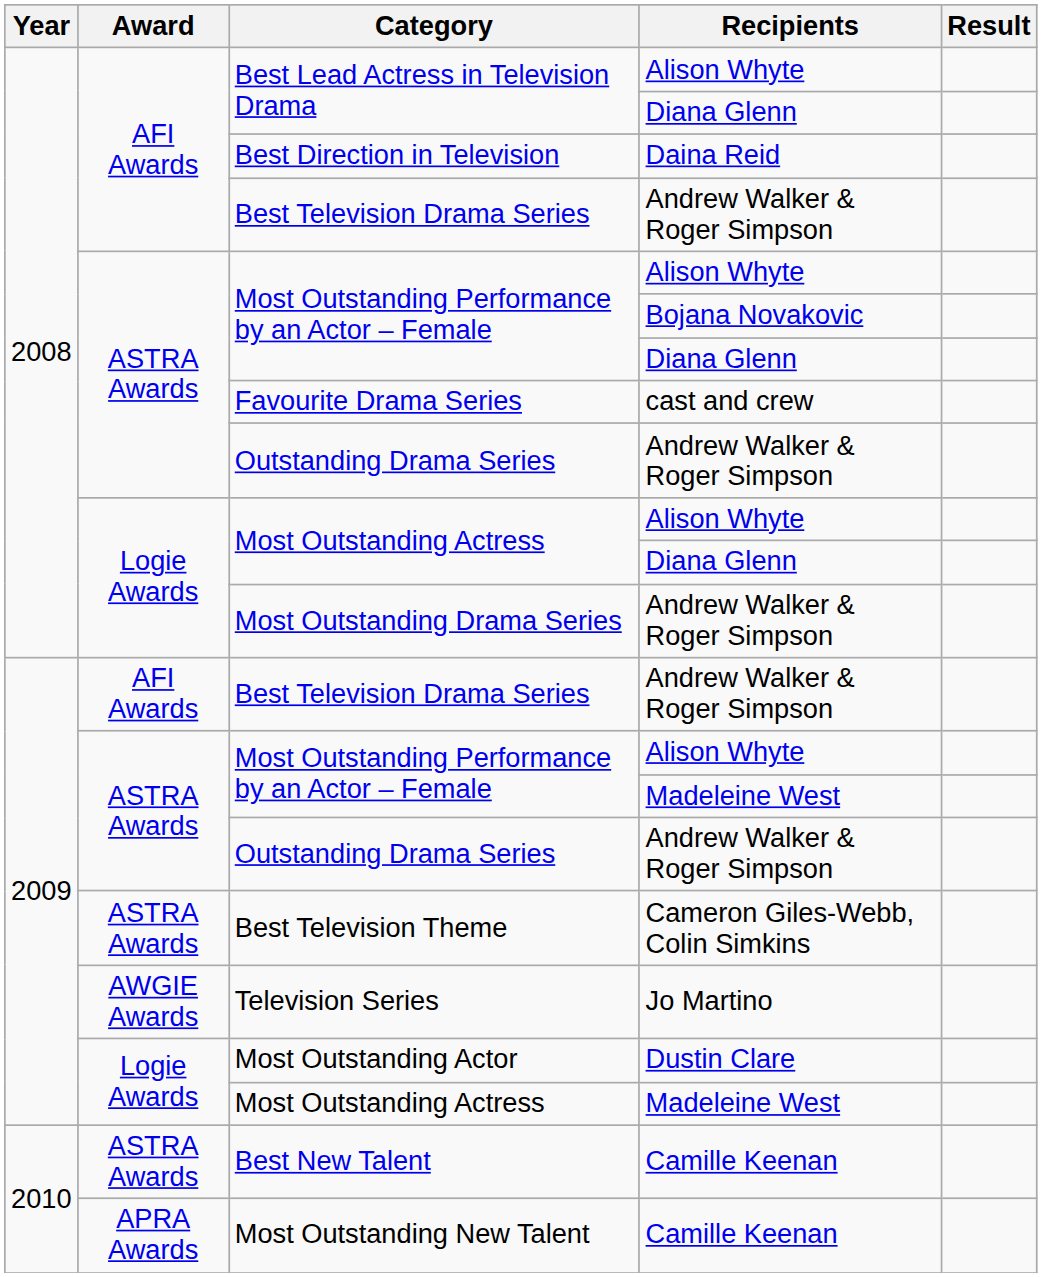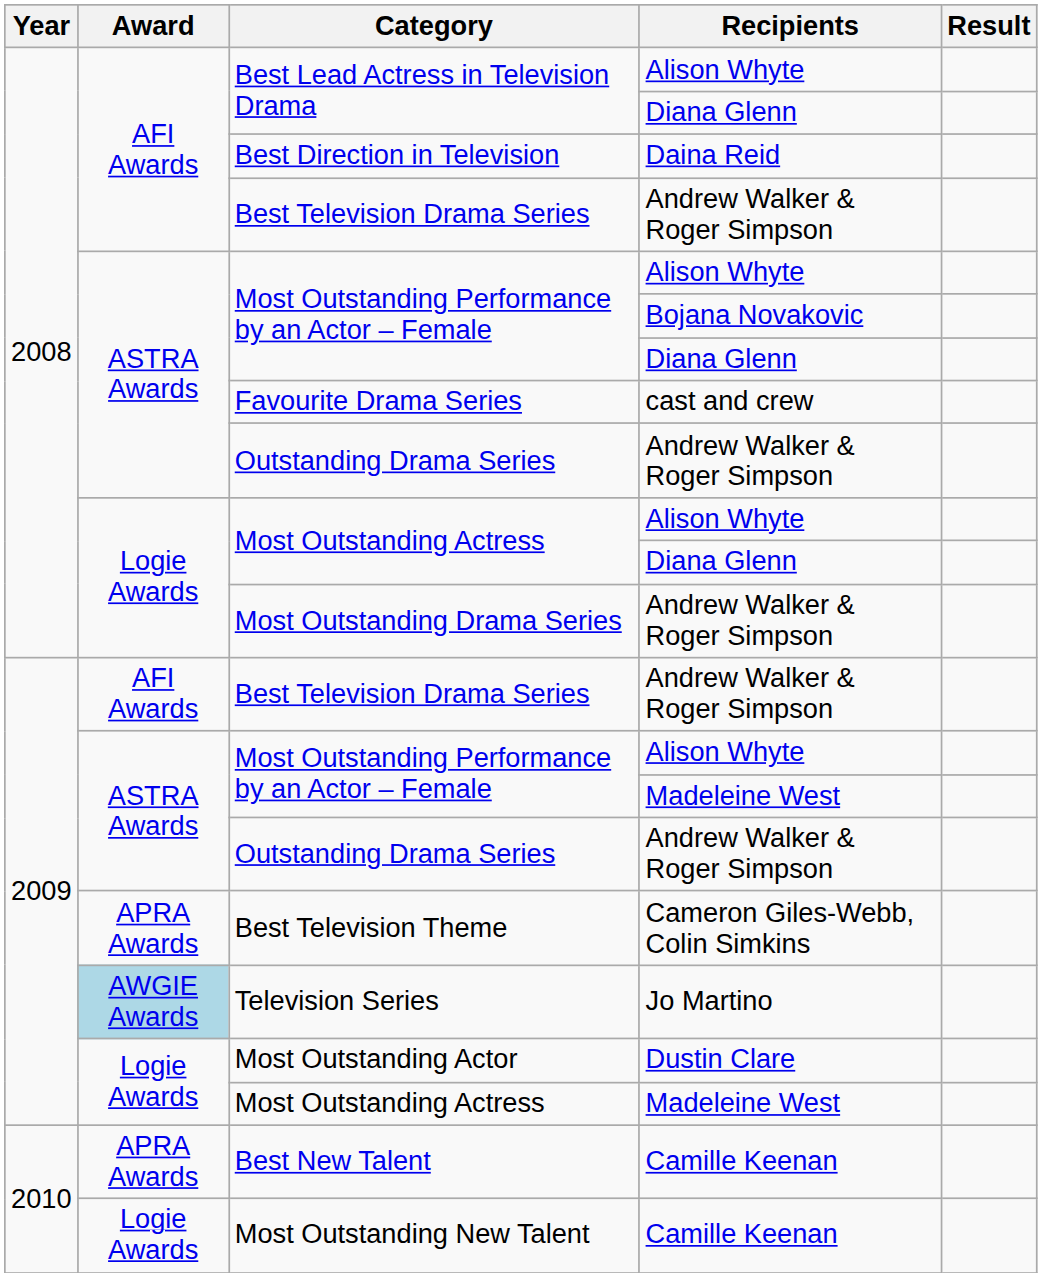(153, 927) ASTRA Awards -> (153, 927) APRA Awards
(153, 1001) no background -> (153, 1001) lightblue background
(153, 1161) ASTRA Awards -> (153, 1161) APRA Awards
(153, 1235) APRA Awards -> (153, 1235) Logie Awards
